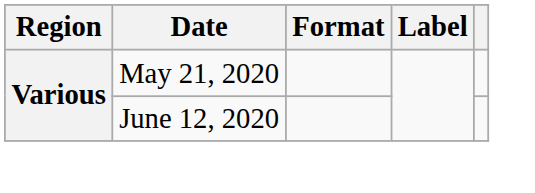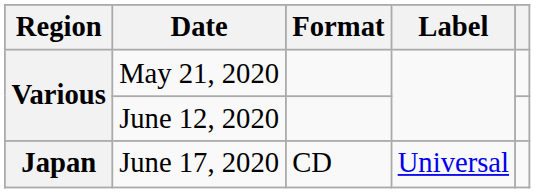+ row: (199, 163)
